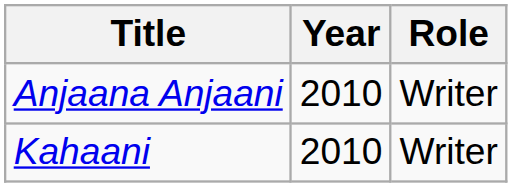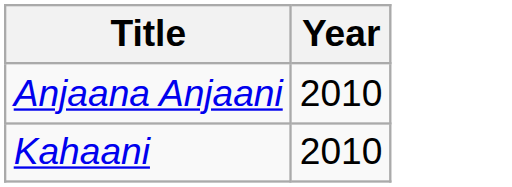- column: (449, 33)
